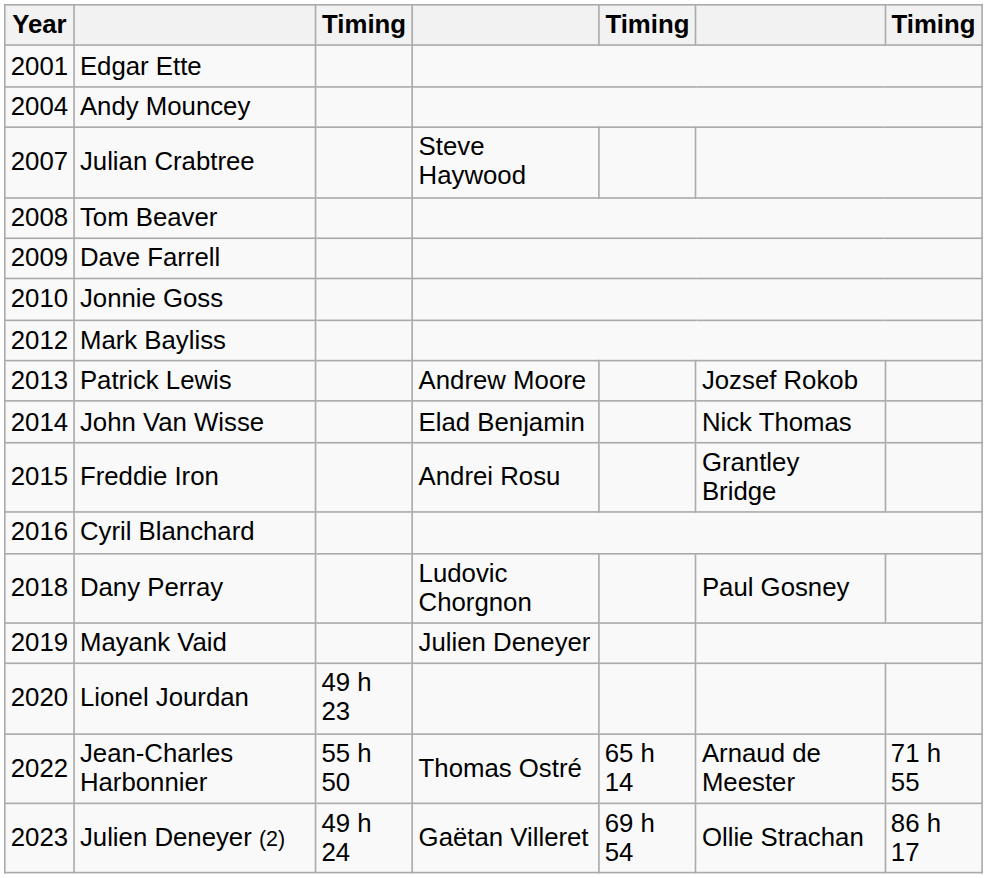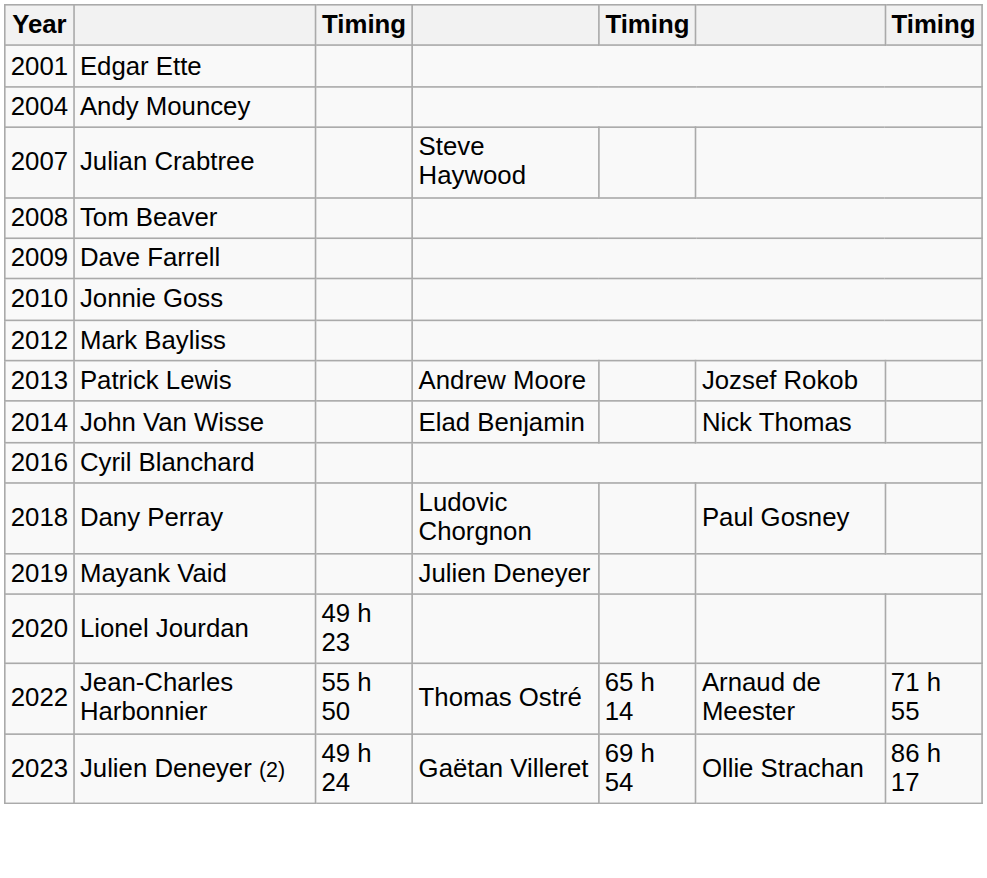- row: (149, 476)
